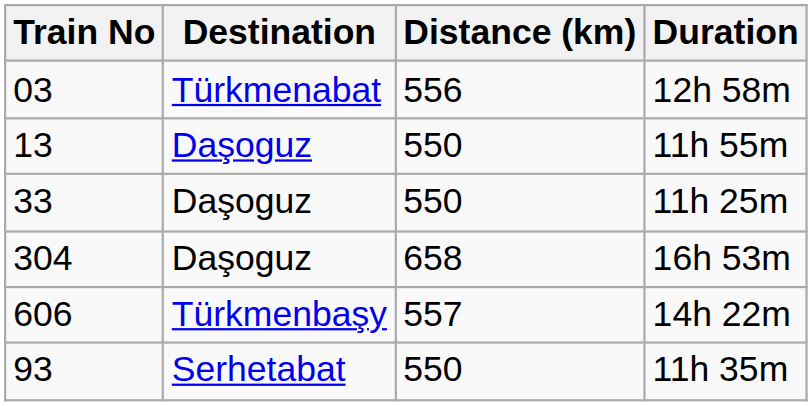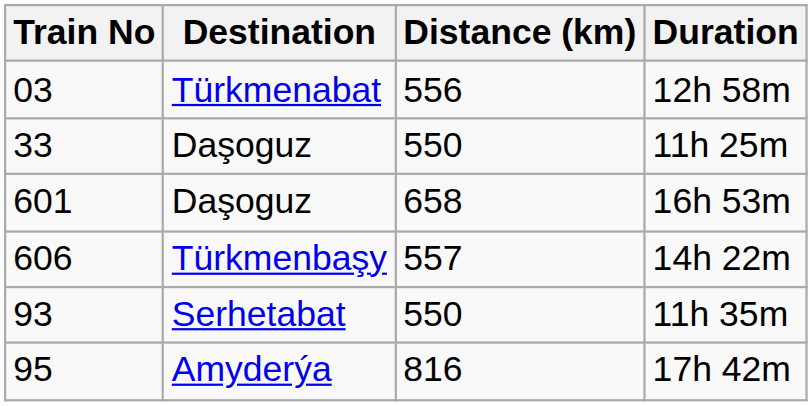- row: (720, 145)
(43, 257) 304 -> (43, 201) 601
+ row: (722, 370)
